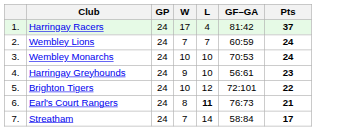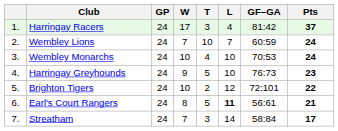+ column: (207, 12)
(242, 73) 56:61 -> (264, 73) 76:73
(242, 103) 76:73 -> (264, 103) 56:61
